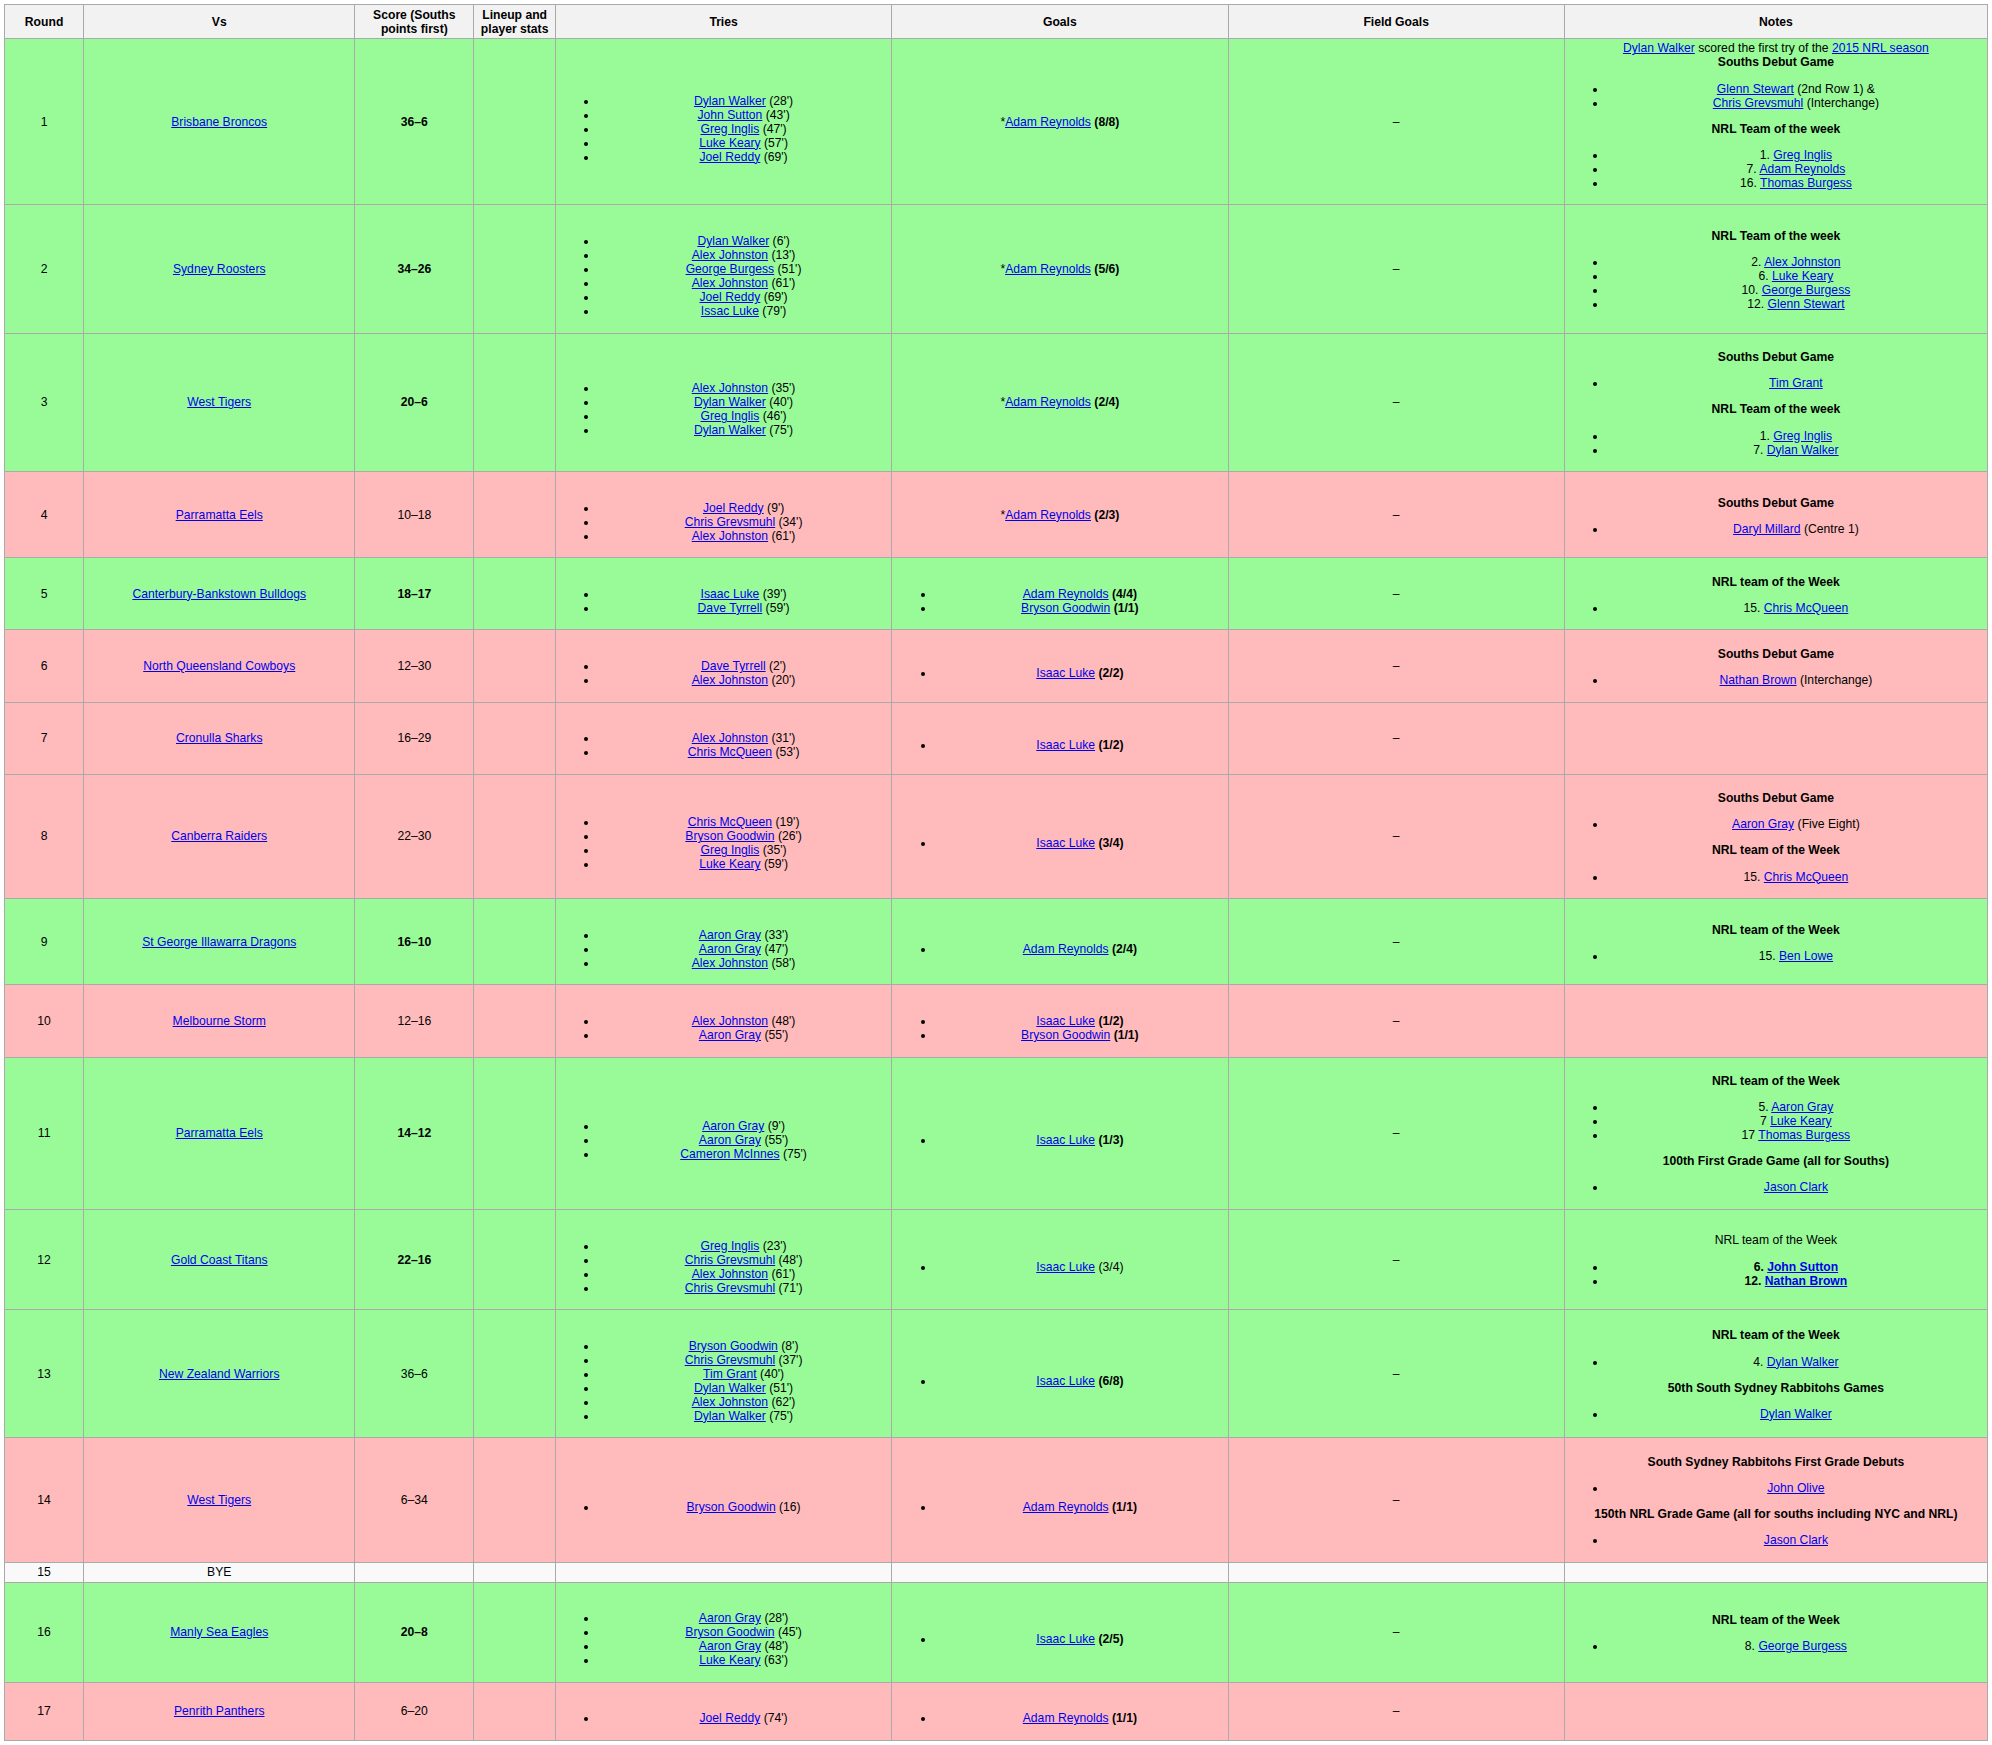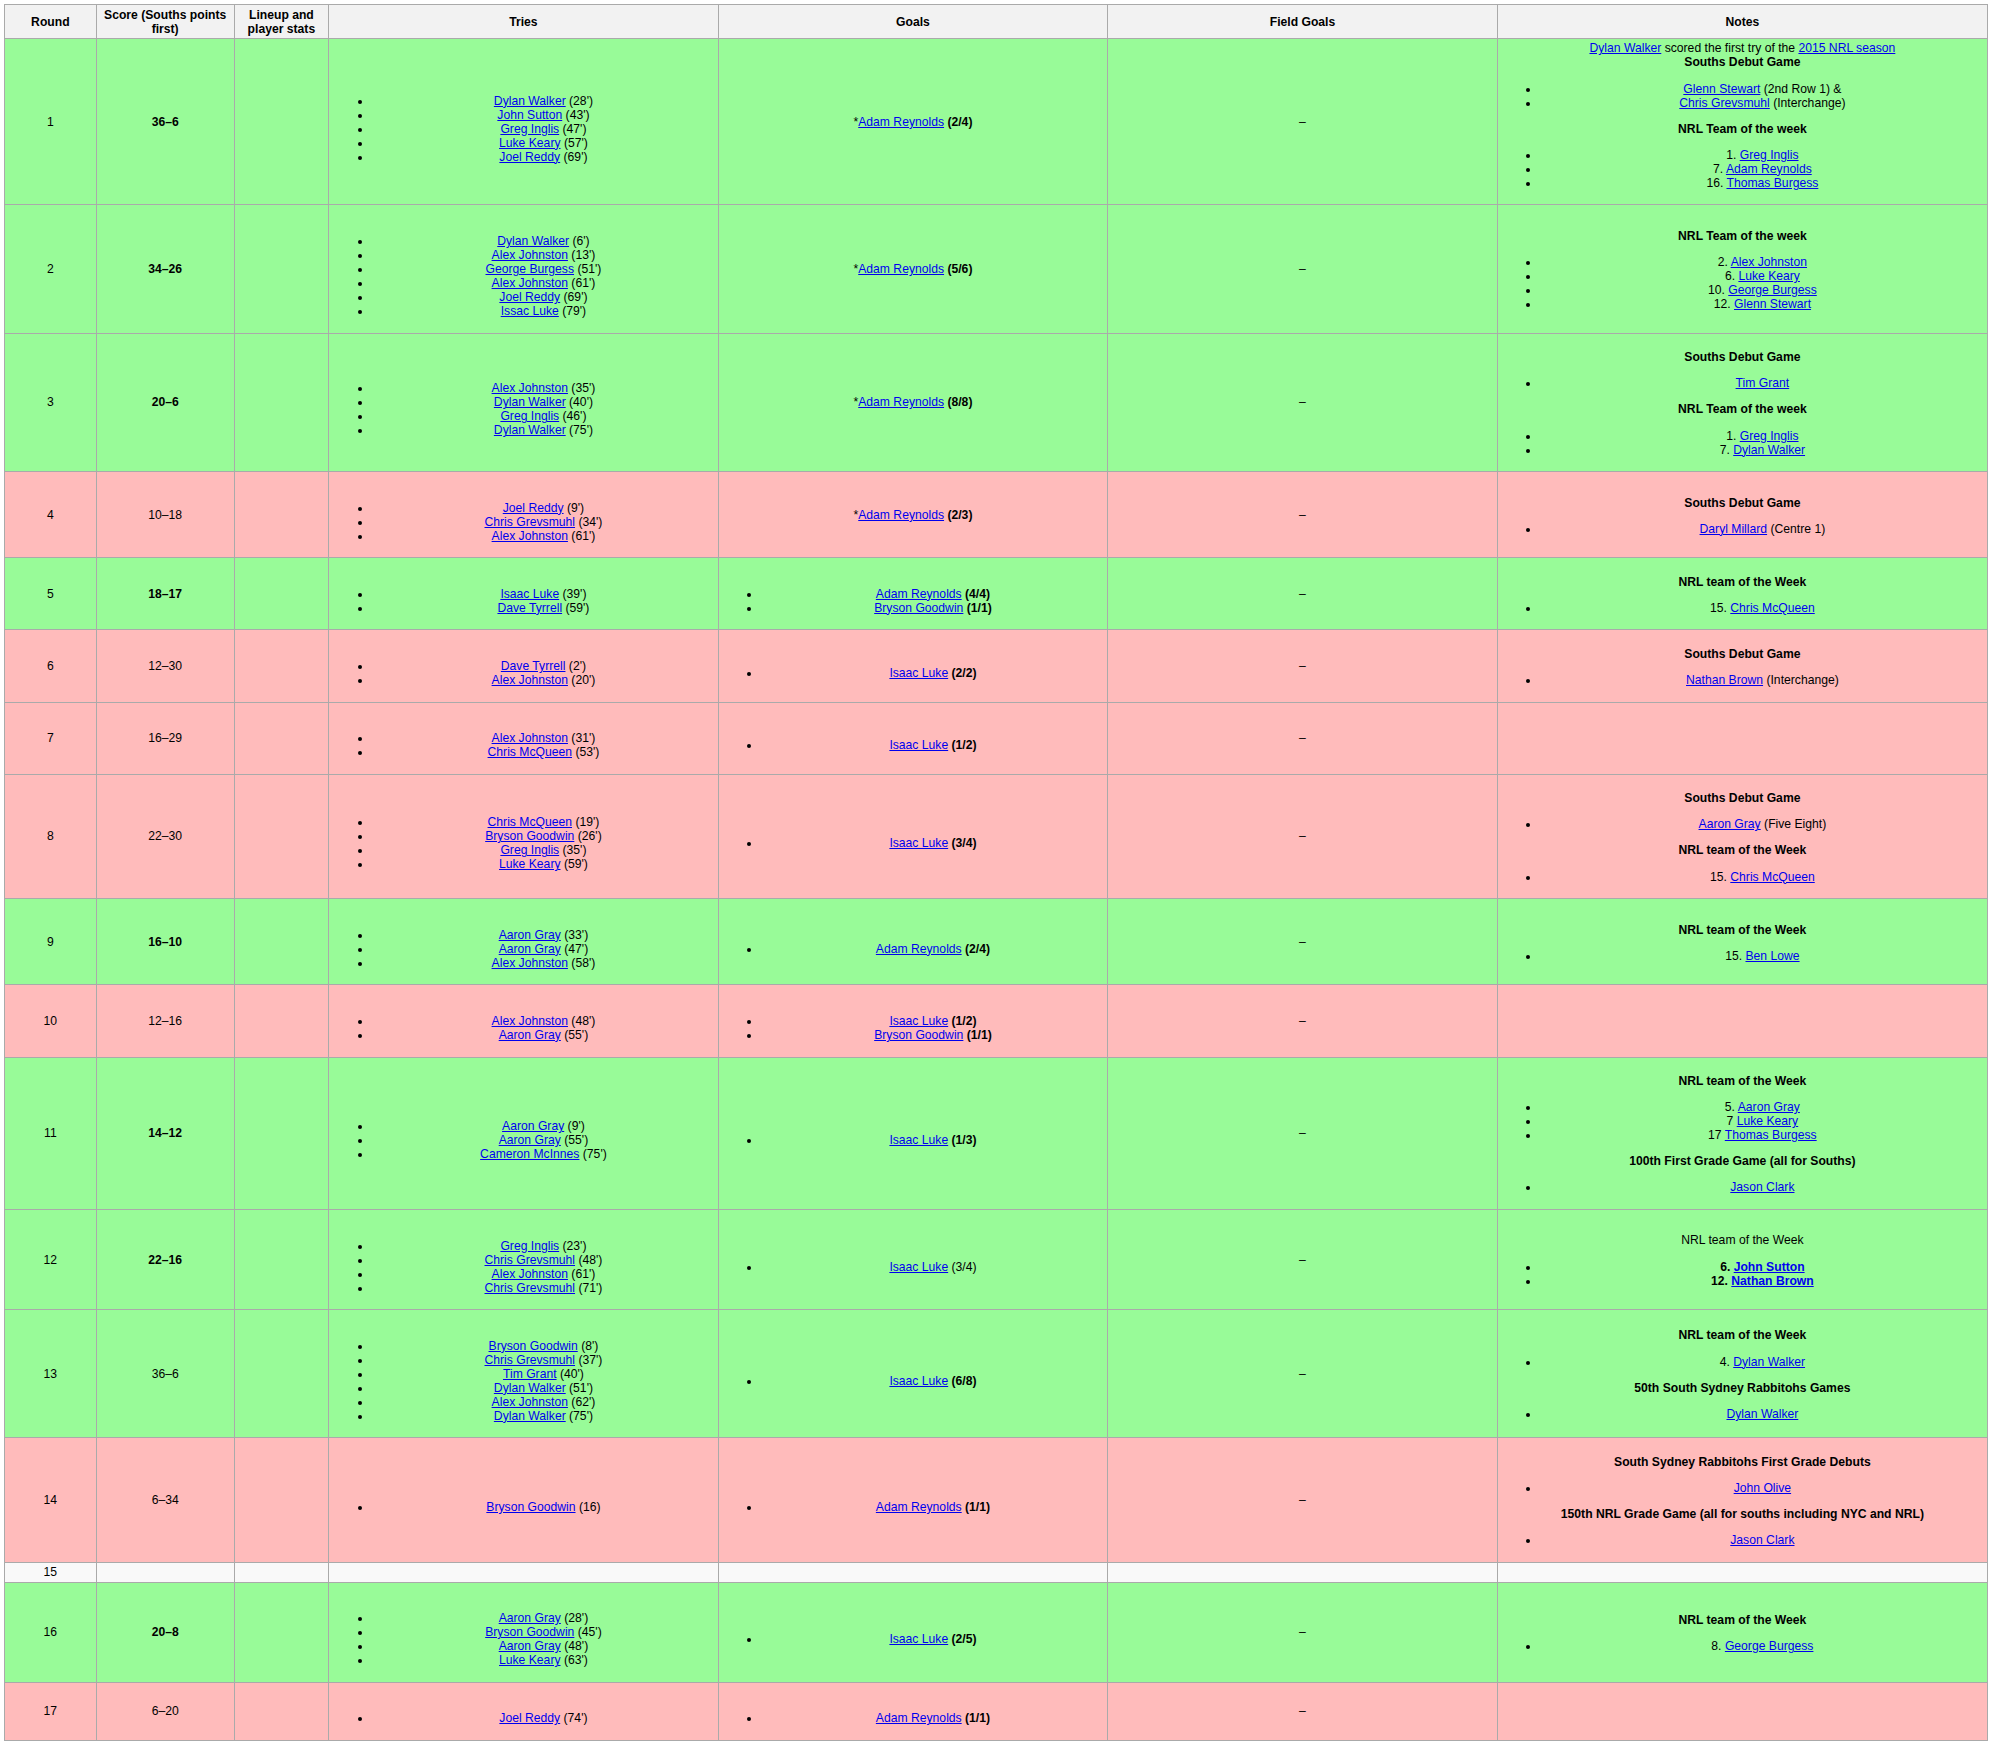- column: (219, 22)
(1060, 122) *Adam Reynolds (8/8) -> (913, 122) *Adam Reynolds (2/4)
(1060, 402) *Adam Reynolds (2/4) -> (913, 402) *Adam Reynolds (8/8)
